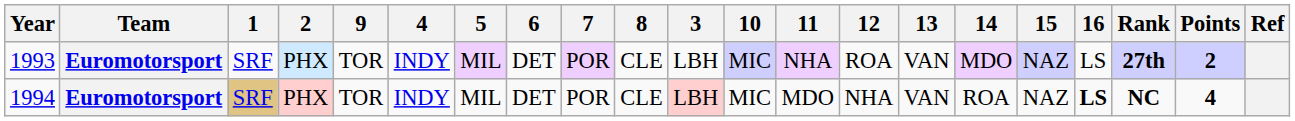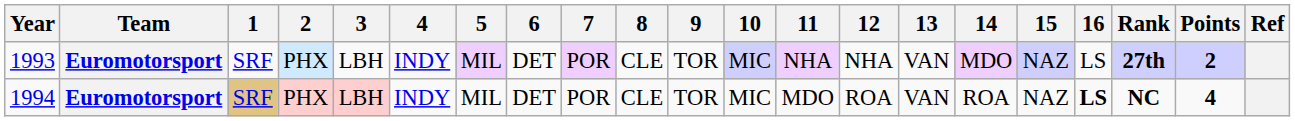columns swapped: (696, 23) <-> (361, 23)
(869, 60) ROA -> (869, 60) NHA
(869, 97) NHA -> (869, 97) ROA
